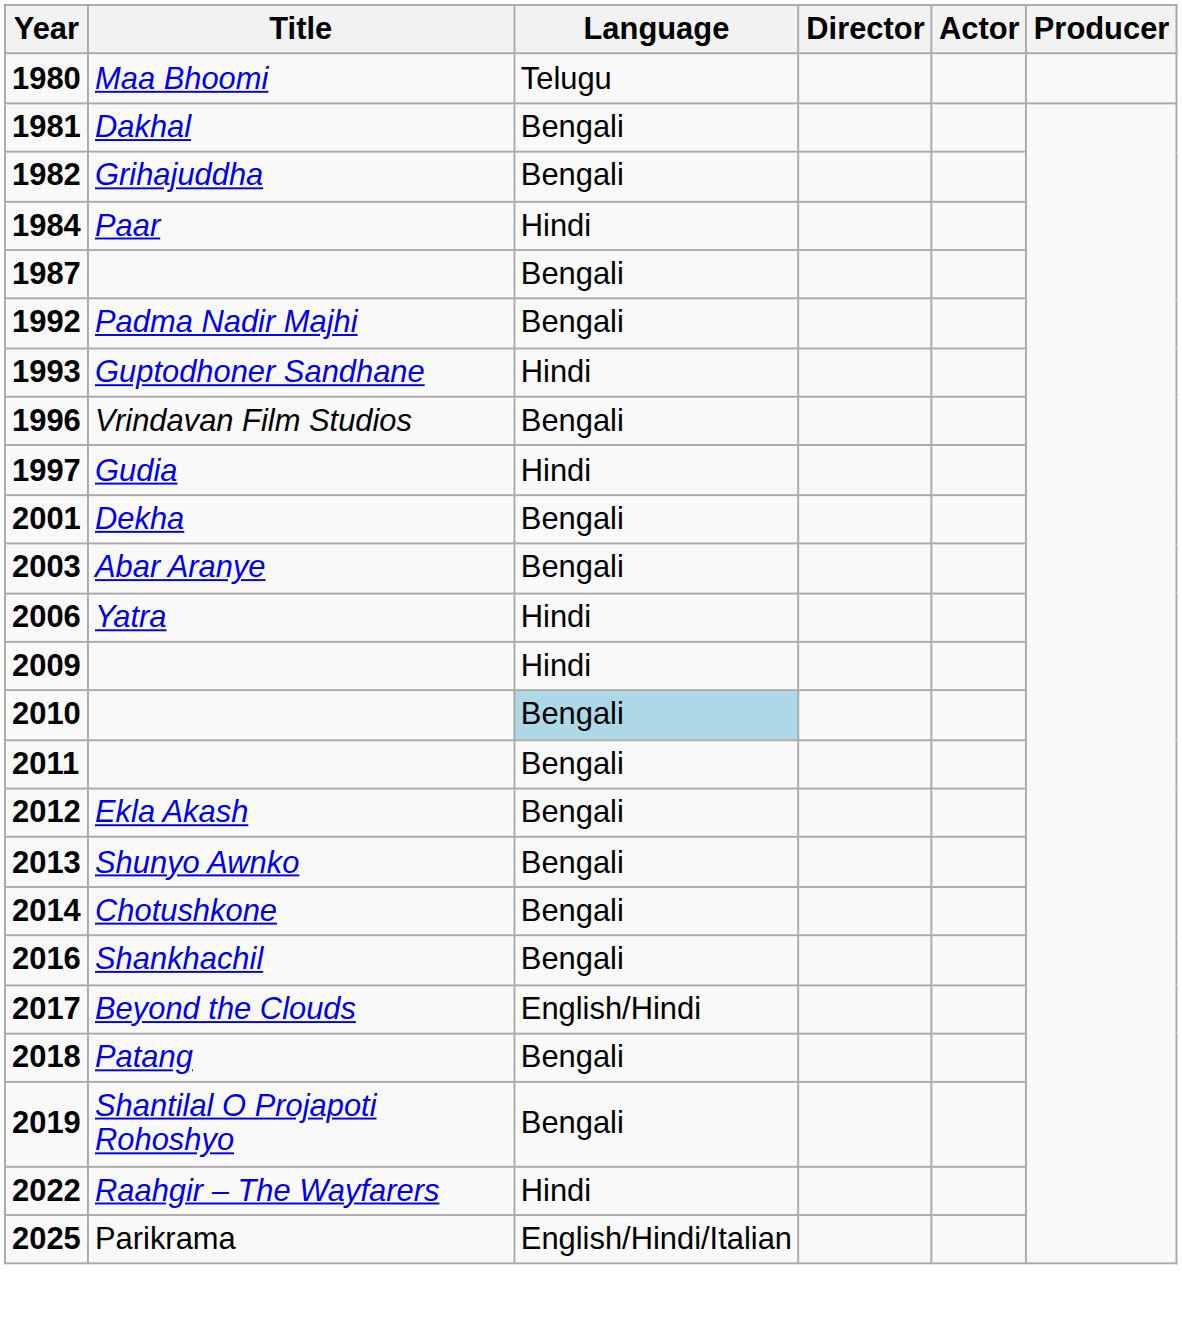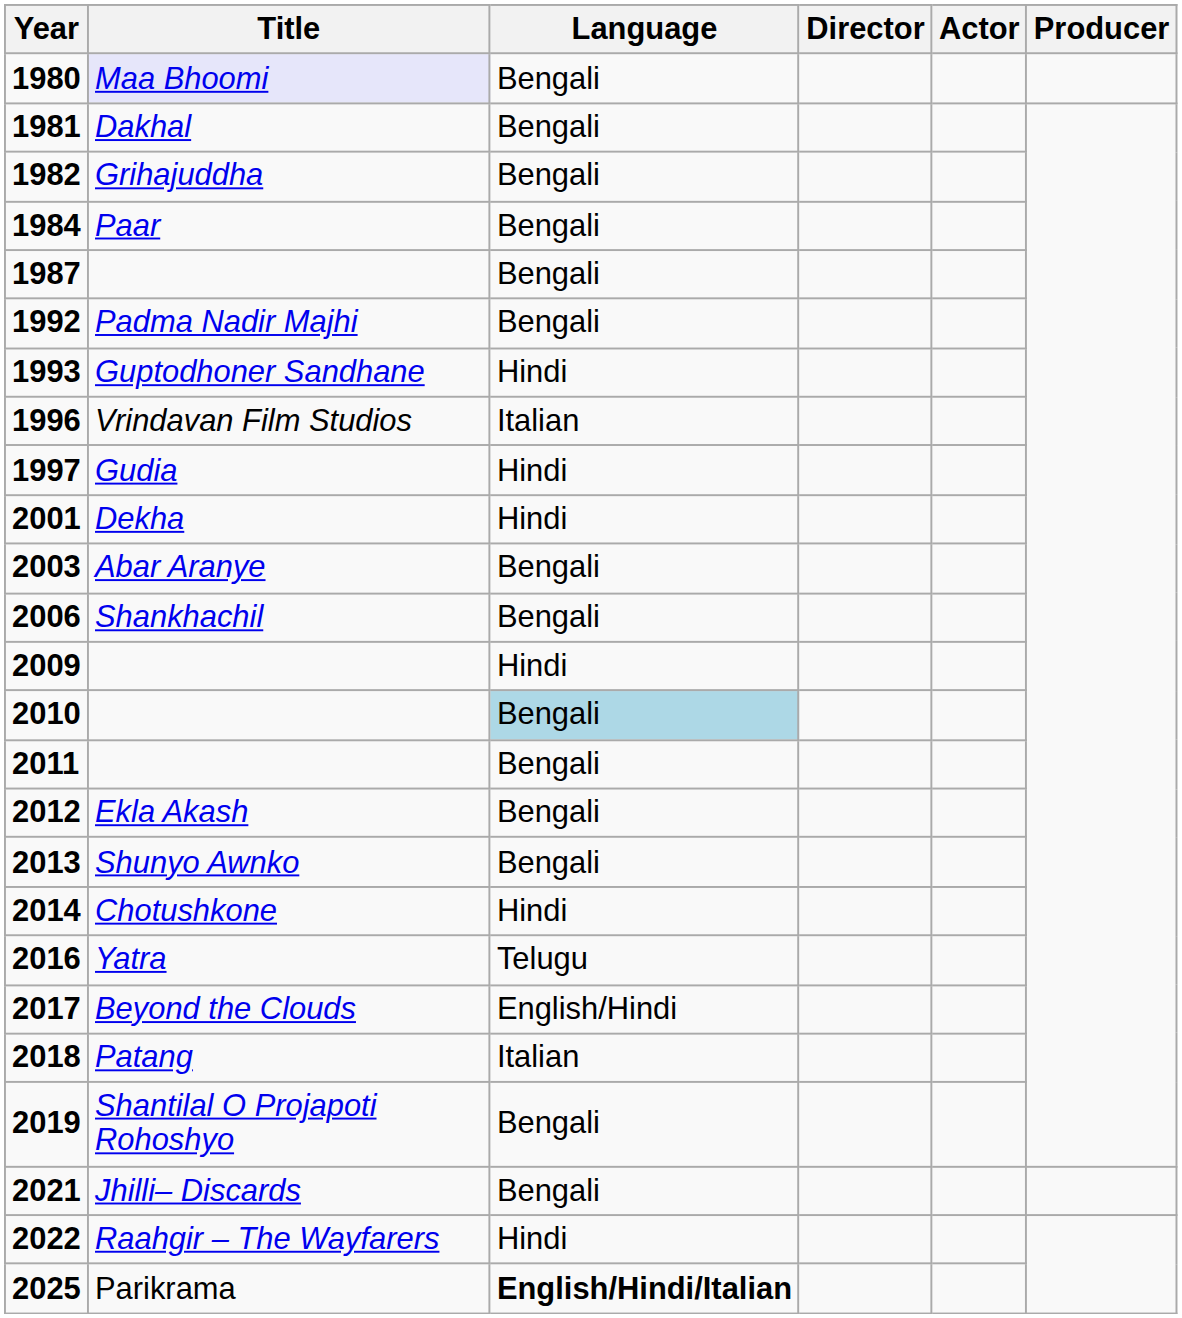(182, 77) no background -> (182, 77) lavender background
(566, 77) Telugu -> (548, 77) Bengali
(556, 224) Hindi -> (548, 224) Bengali
(572, 420) Bengali -> (538, 420) Italian
(572, 518) Bengali -> (532, 518) Hindi
(131, 616) Yatra -> (179, 616) Shankhachil
(556, 616) Hindi -> (548, 616) Bengali
(572, 910) Bengali -> (532, 910) Hindi
(179, 959) Shankhachil -> (131, 959) Yatra
(572, 959) Bengali -> (542, 959) Telugu
(572, 1057) Bengali -> (538, 1057) Italian
+ row: (46, 1190)
(656, 1239) normal -> (644, 1288) bold
